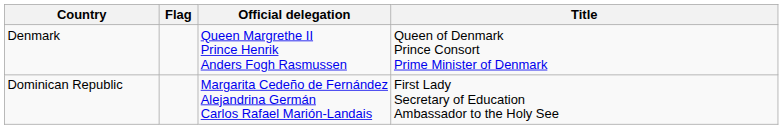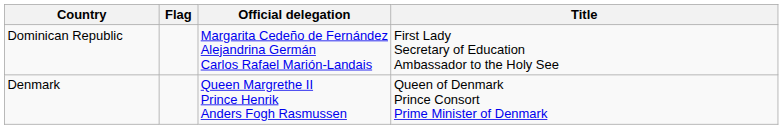rows swapped: (34, 35) <-> (65, 85)
